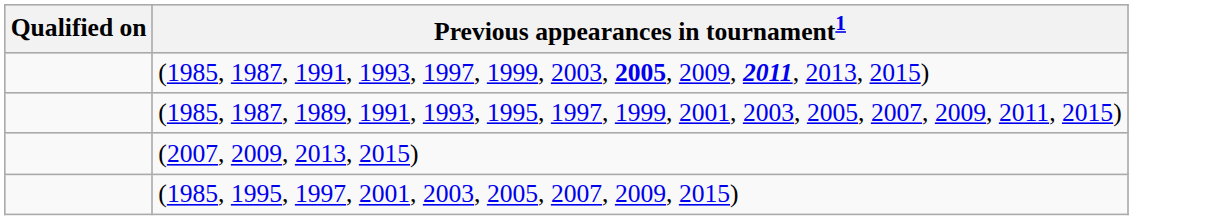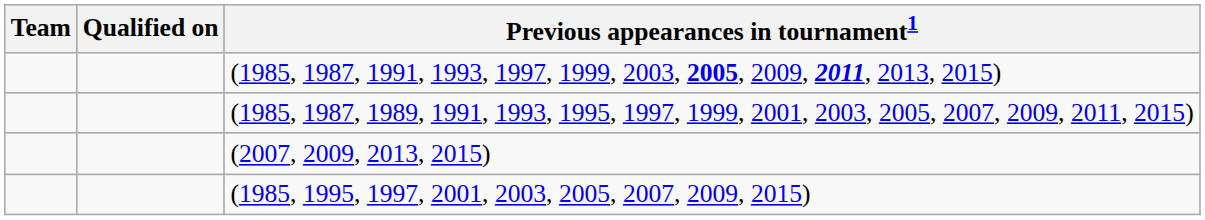+ column: (41, 28)
